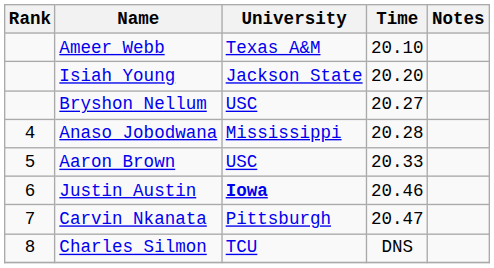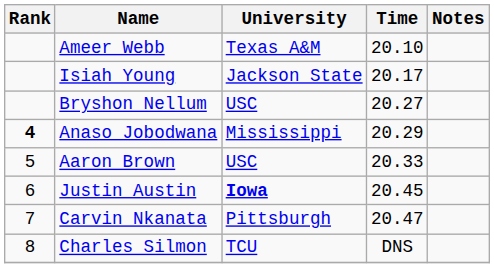(397, 76) 20.20 -> (397, 76) 20.17
(30, 133) normal -> (30, 133) bold
(397, 133) 20.28 -> (397, 133) 20.29
(397, 191) 20.46 -> (397, 191) 20.45
